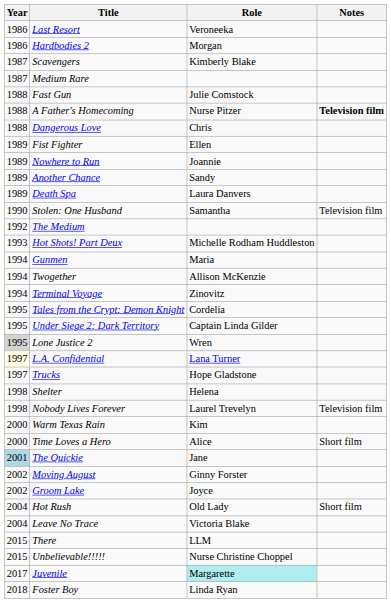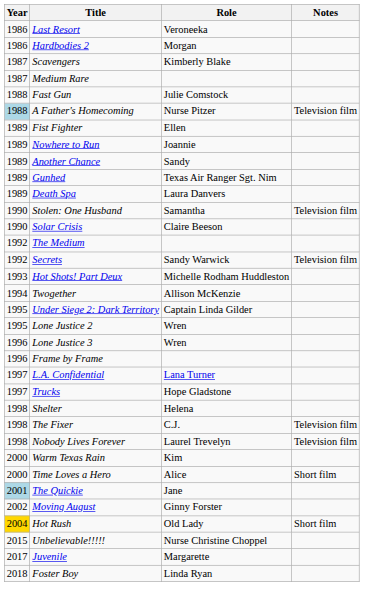(17, 111) no background -> (17, 111) lightblue background
(352, 111) bold -> (326, 111) normal
- row: (67, 128)
+ row: (49, 177)
+ row: (57, 227)
+ row: (47, 260)
- row: (50, 260)
- row: (67, 293)
- row: (108, 309)
(17, 342) lightgrey background -> (17, 326) no background
+ row: (62, 342)
+ row: (68, 359)
(17, 359) lightyellow background -> (17, 375) no background
+ row: (53, 425)
- row: (58, 491)
(17, 507) no background -> (17, 524) gold background
- row: (65, 524)
- row: (44, 540)
(212, 573) paleturquoise background -> (187, 557) no background
